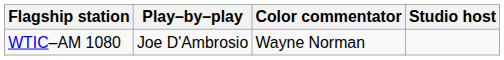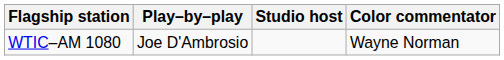columns swapped: (329, 17) <-> (452, 17)
